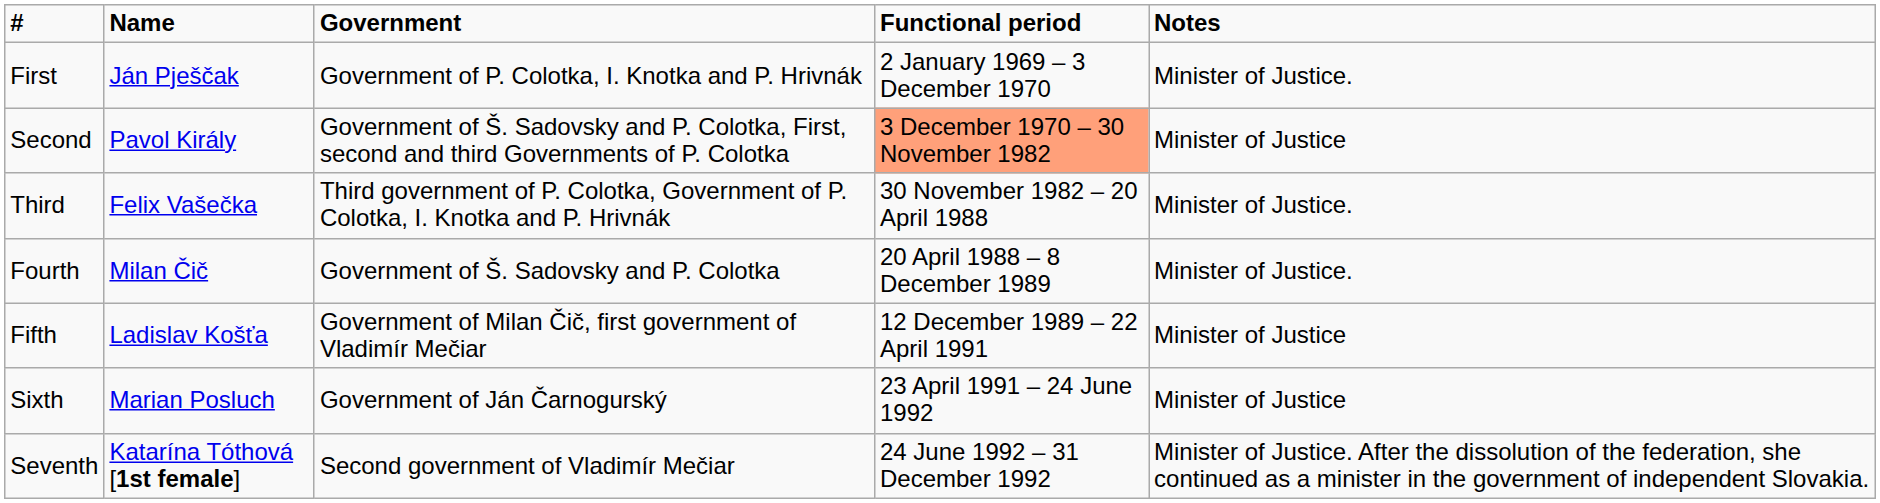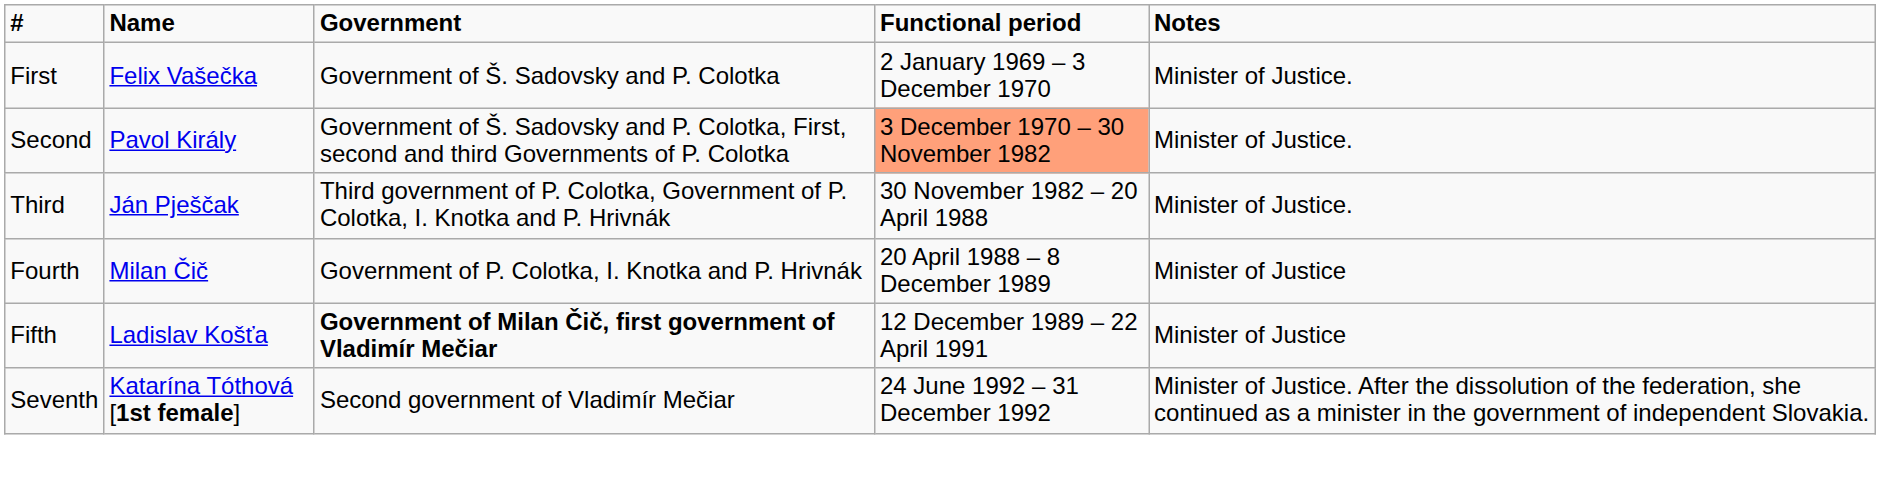(174, 75) Ján Pješčak -> (183, 75) Felix Vašečka
(591, 75) Government of P. Colotka, I. Knotka and P. Hrivnák -> (550, 75) Government of Š. Sadovsky and P. Colotka
(1250, 140) Minister of Justice -> (1253, 140) Minister of Justice.
(183, 205) Felix Vašečka -> (174, 205) Ján Pješčak
(550, 270) Government of Š. Sadovsky and P. Colotka -> (591, 270) Government of P. Colotka, I. Knotka and P. Hrivnák
(1253, 270) Minister of Justice. -> (1250, 270) Minister of Justice
(558, 335) normal -> (577, 335) bold
- row: (37, 400)
